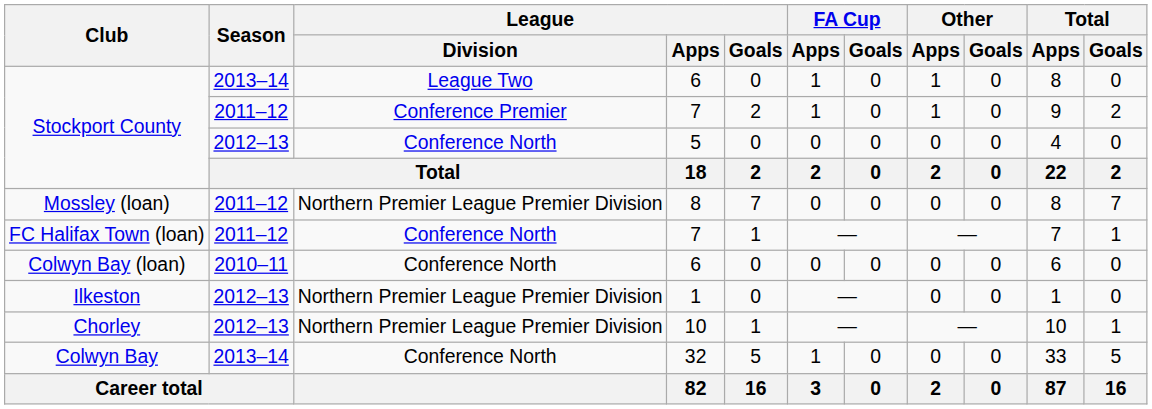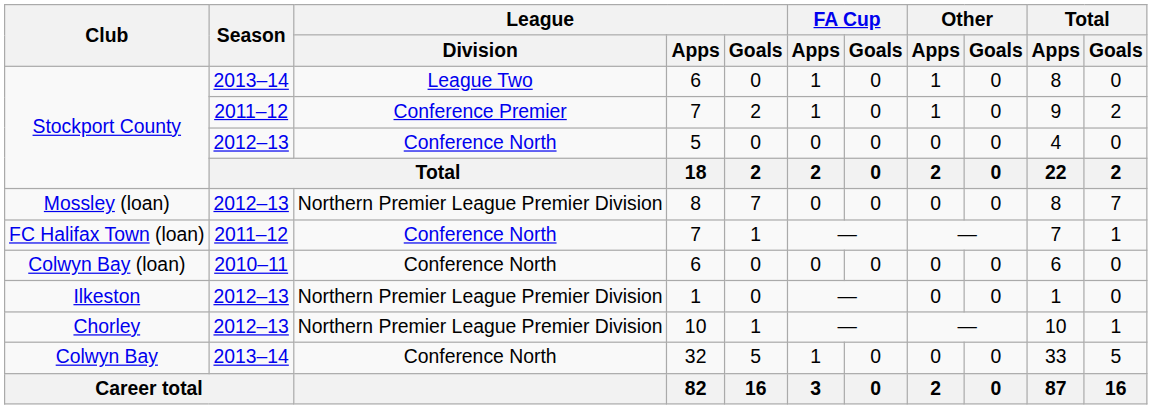(251, 204) 2011–12 -> (251, 204) 2012–13
